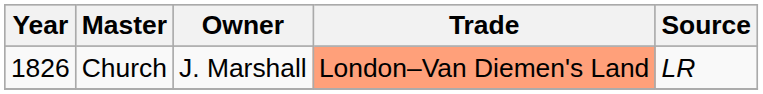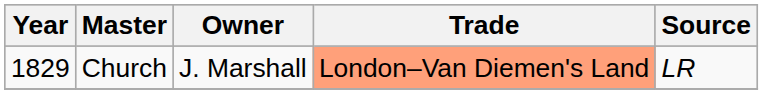(40, 67) 1826 -> (40, 67) 1829
